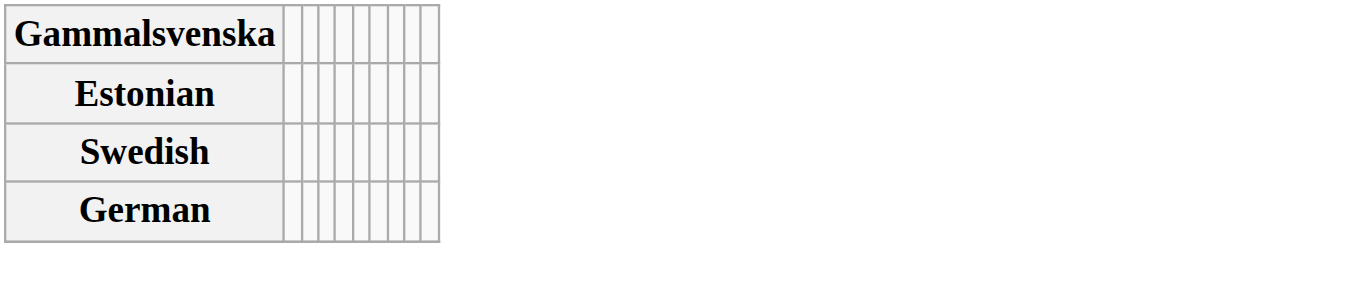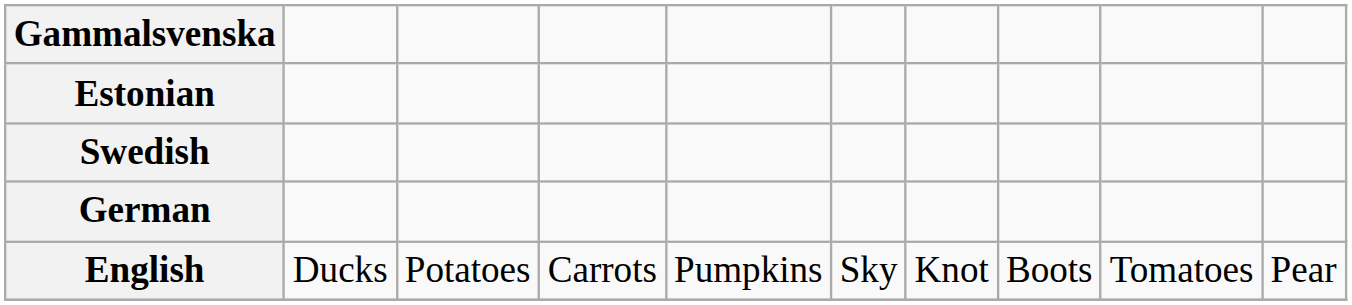+ row: (145, 269)
